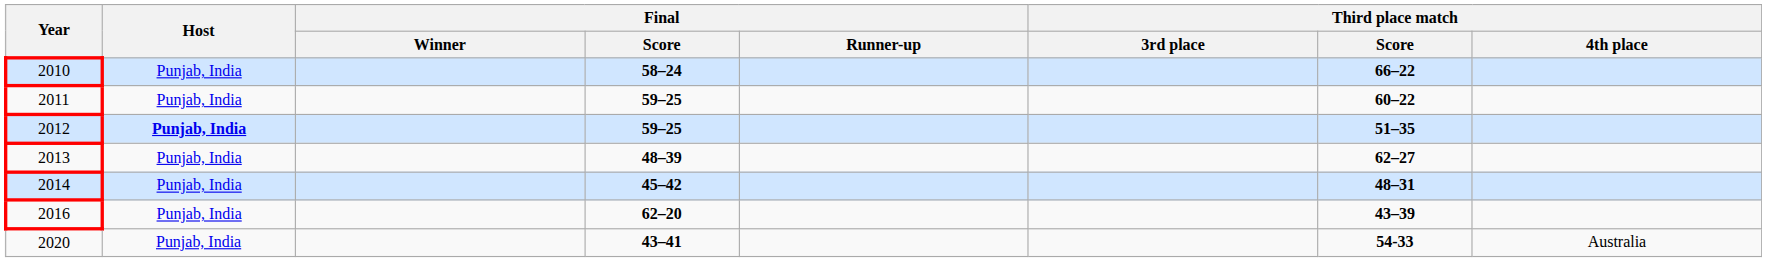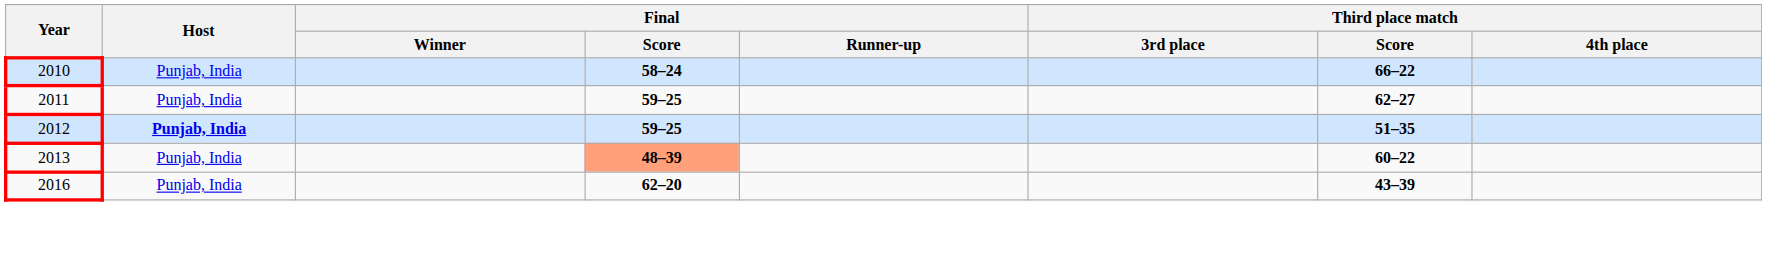(1395, 100) 60–22 -> (1395, 100) 62–27
(662, 157) no background -> (662, 157) lightsalmon background
(1395, 157) 62–27 -> (1395, 157) 60–22
- row: (54, 186)
- row: (54, 243)
